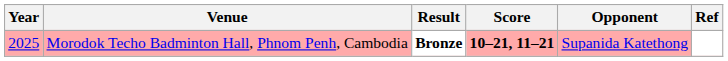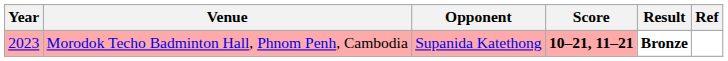columns swapped: (625, 17) <-> (439, 17)
(24, 43) 2025 -> (24, 43) 2023
